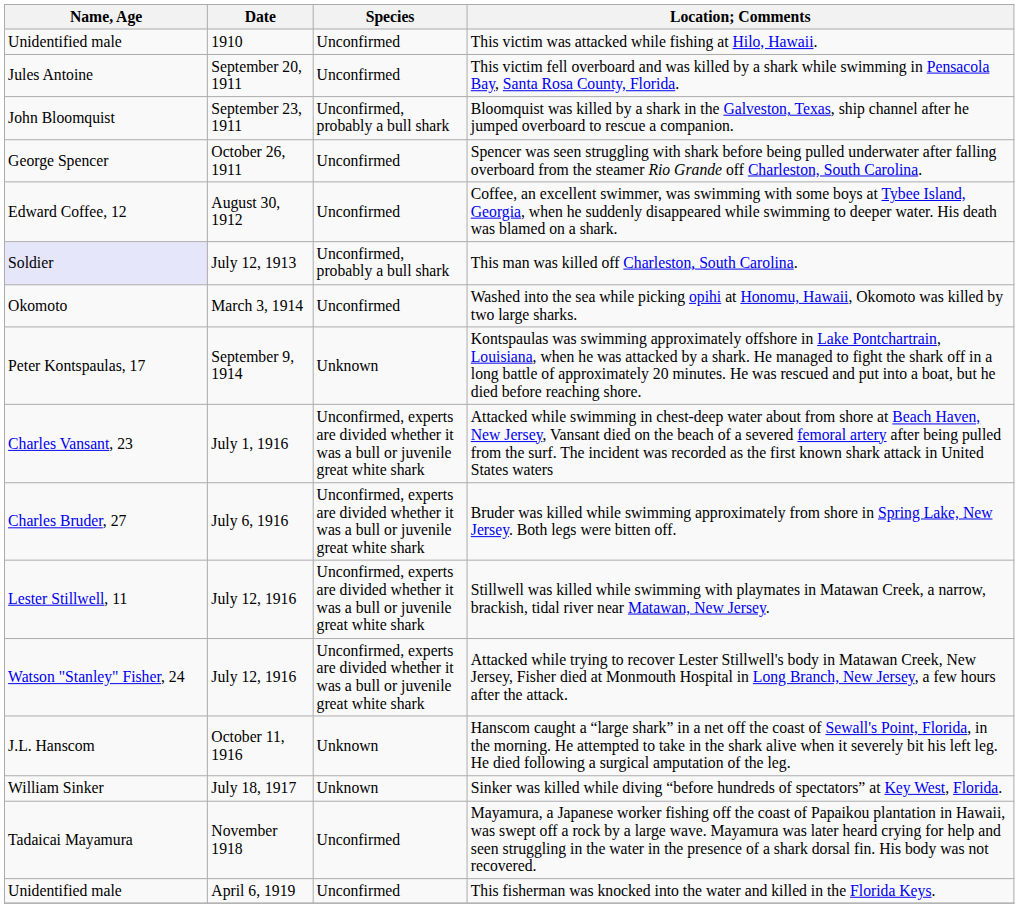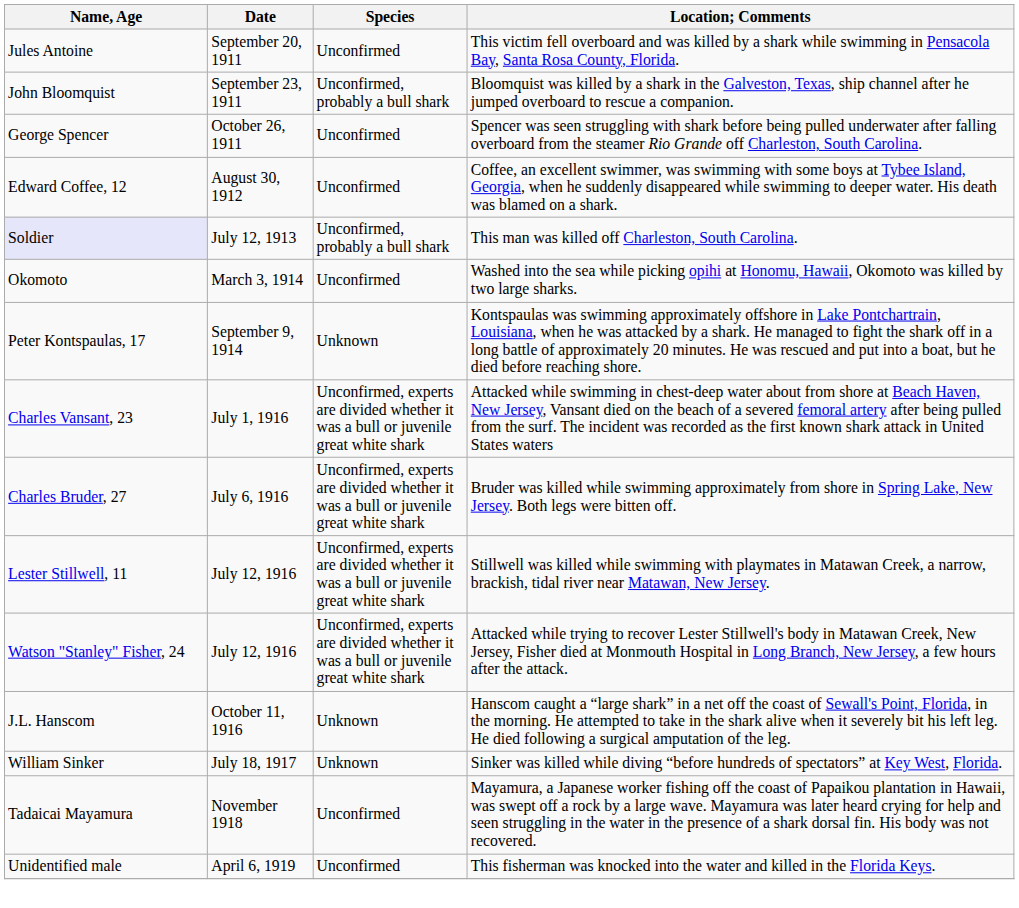- row: (644, 41)
